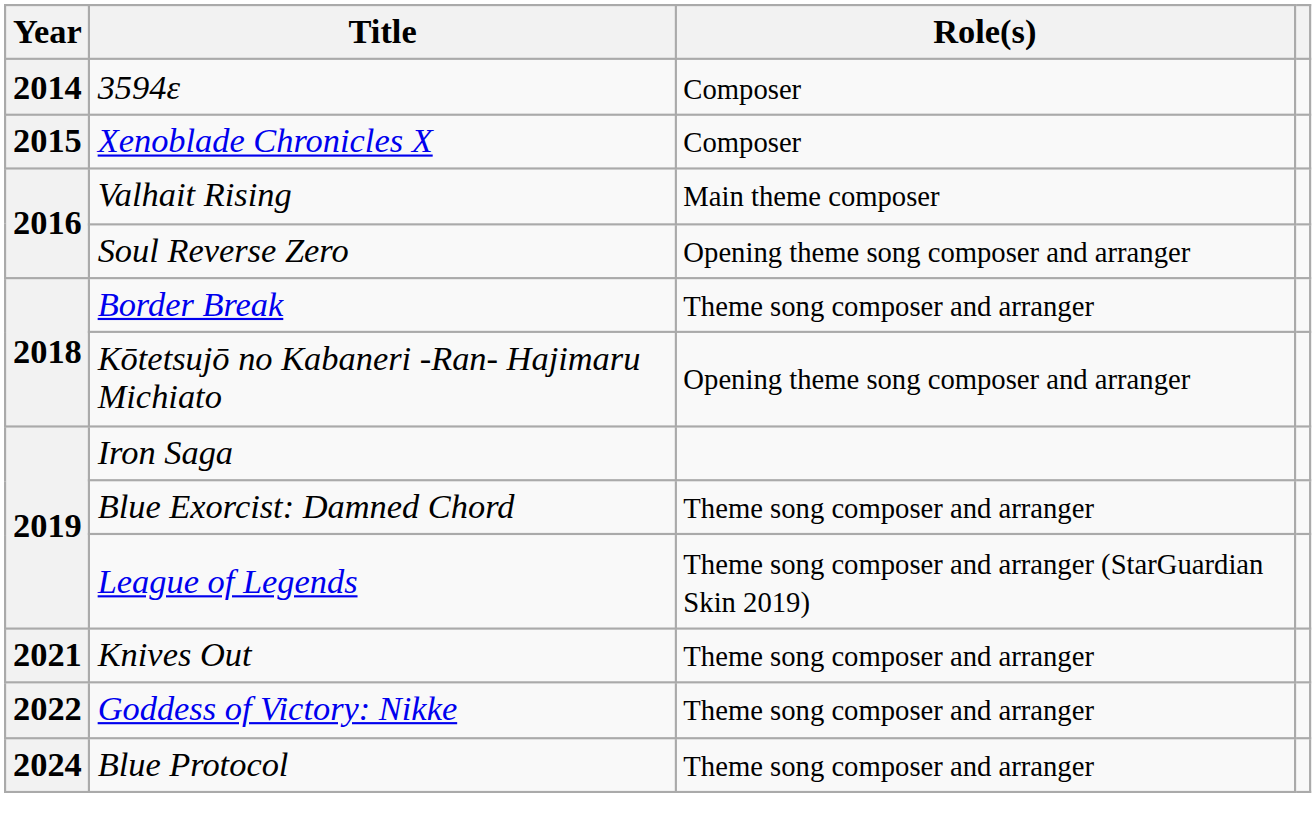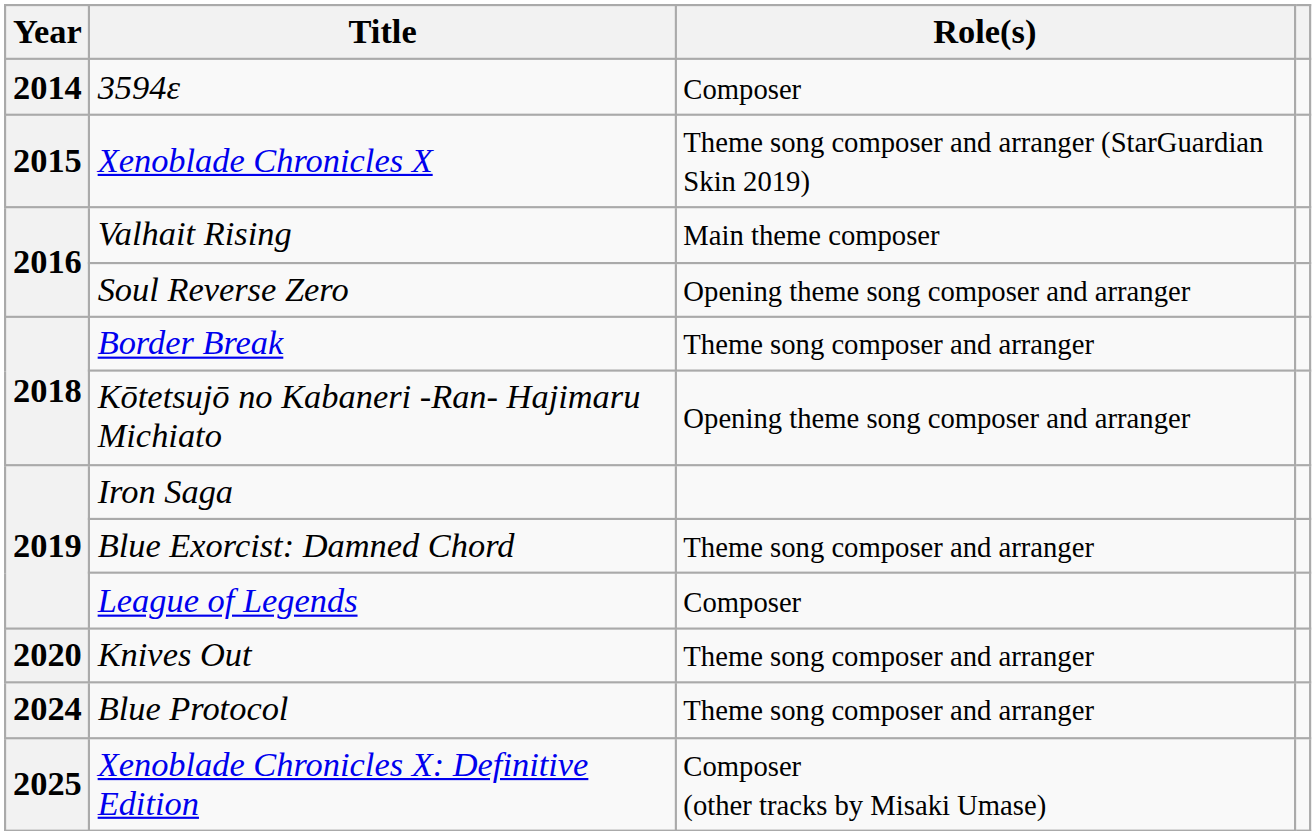(742, 143) Composer -> (973, 162) Theme song composer and arranger (StarGuardian Skin 2019)
(973, 582) Theme song composer and arranger (StarGuardian Skin 2019) -> (742, 602) Composer
(47, 654) 2021 -> (47, 654) 2020
- row: (277, 709)
+ row: (343, 783)
